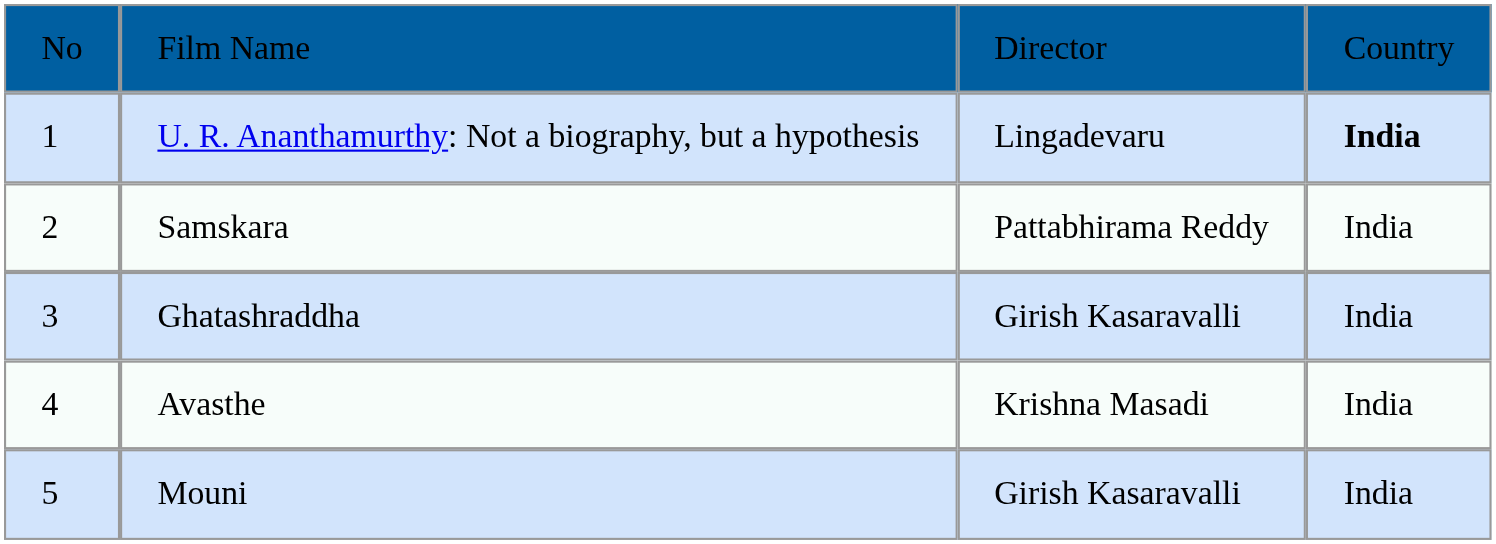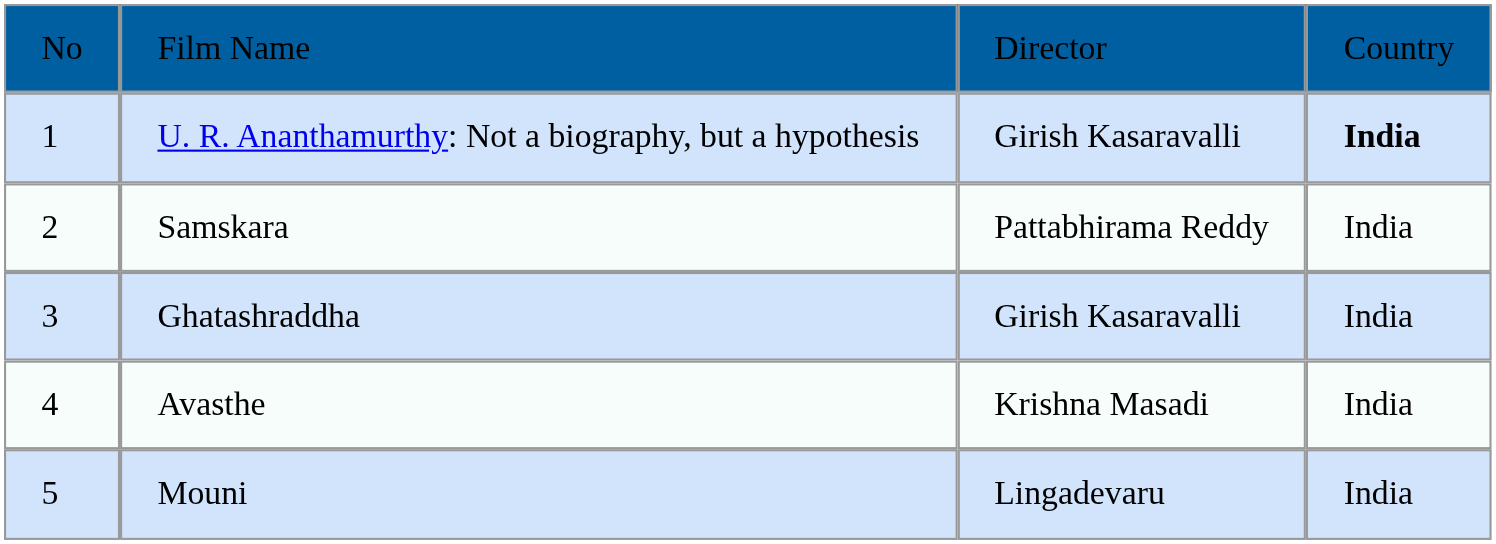(1080, 137) Lingadevaru -> (1118, 137) Girish Kasaravalli
(1118, 493) Girish Kasaravalli -> (1080, 493) Lingadevaru
